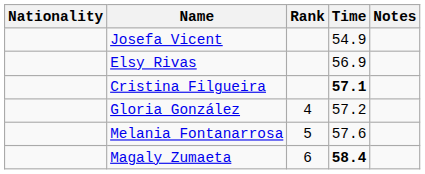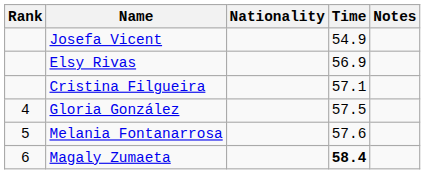columns swapped: (308, 16) <-> (56, 16)
(349, 87) bold -> (349, 87) normal
(349, 110) 57.2 -> (349, 110) 57.5
